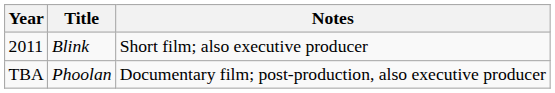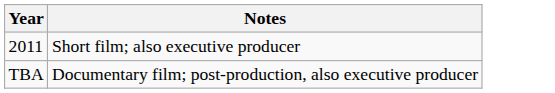- column: (82, 18)
